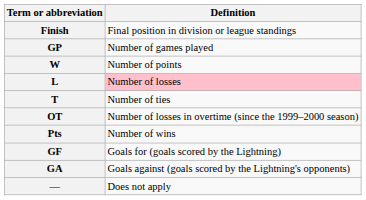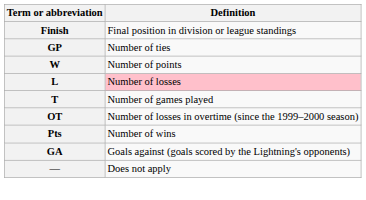(160, 47) Number of games played -> (139, 47) Number of ties
(139, 99) Number of ties -> (160, 99) Number of games played
- row: (55, 151)
